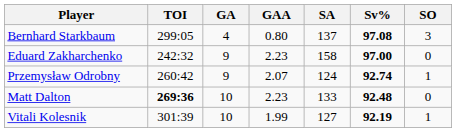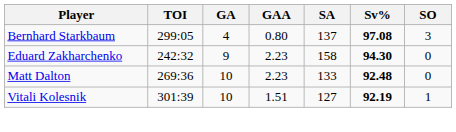(377, 55) 97.00 -> (377, 55) 94.30
- row: (64, 76)
(175, 96) bold -> (175, 76) normal
(276, 117) 1.99 -> (276, 96) 1.51
